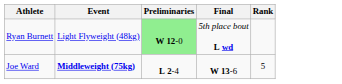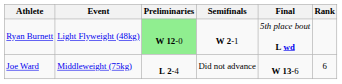+ column: (227, 12)
(96, 67) bold -> (95, 67) normal
(263, 67) 5 -> (325, 67) 6
